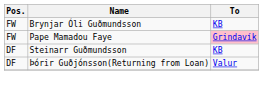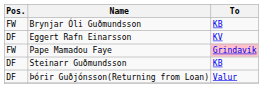+ row: (80, 37)
